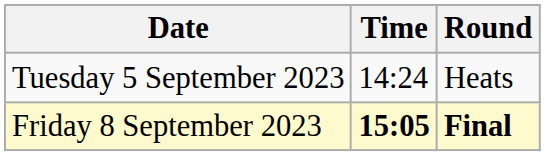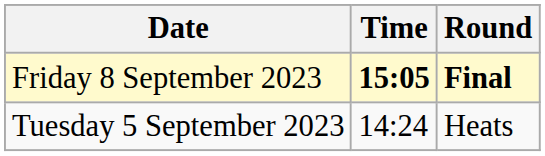rows swapped: (178, 77) <-> (167, 125)
